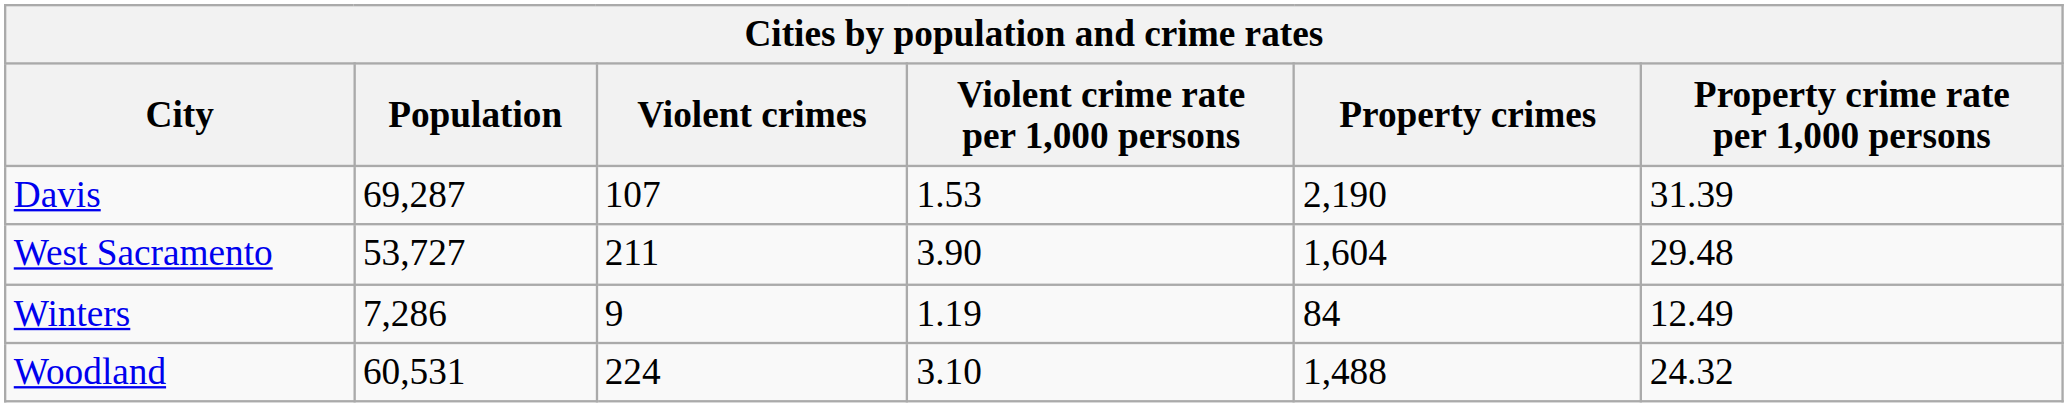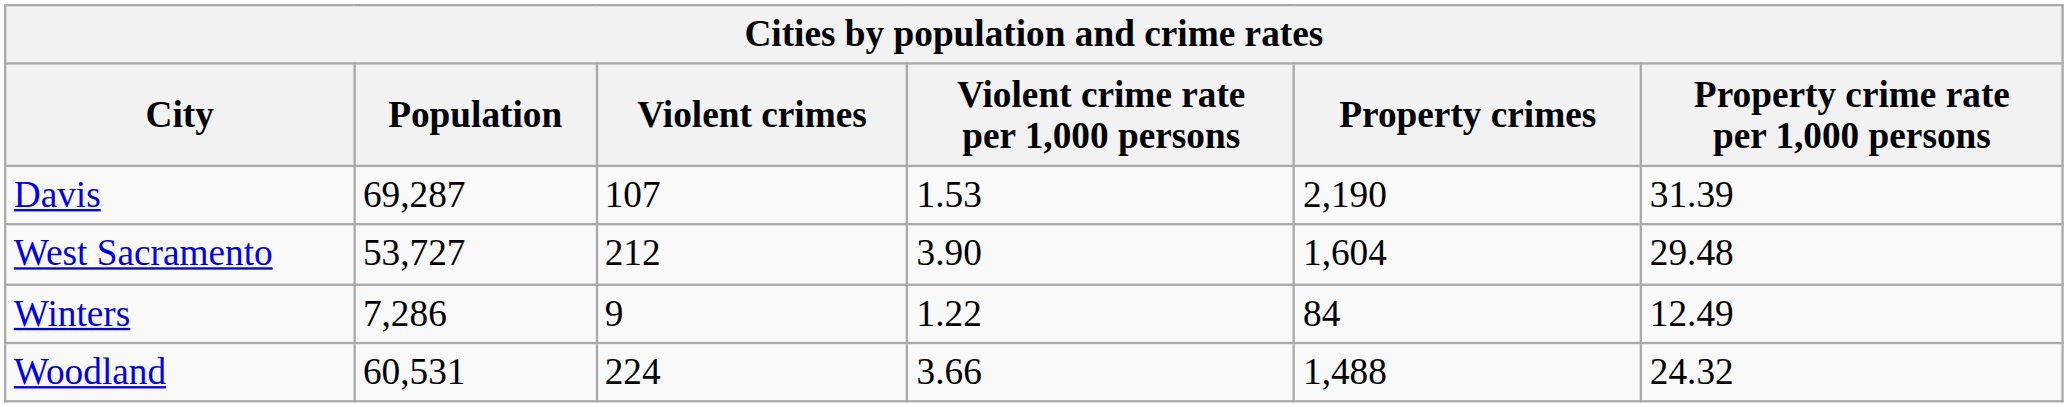(632, 253) 211 -> (633, 253) 212
(949, 312) 1.19 -> (949, 312) 1.22
(949, 371) 3.10 -> (949, 371) 3.66
